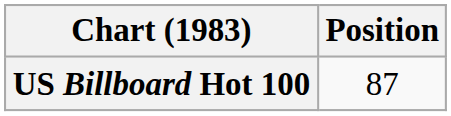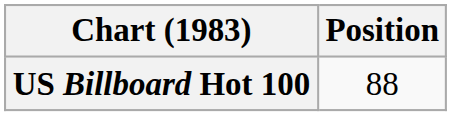(382, 82) 87 -> (382, 82) 88
